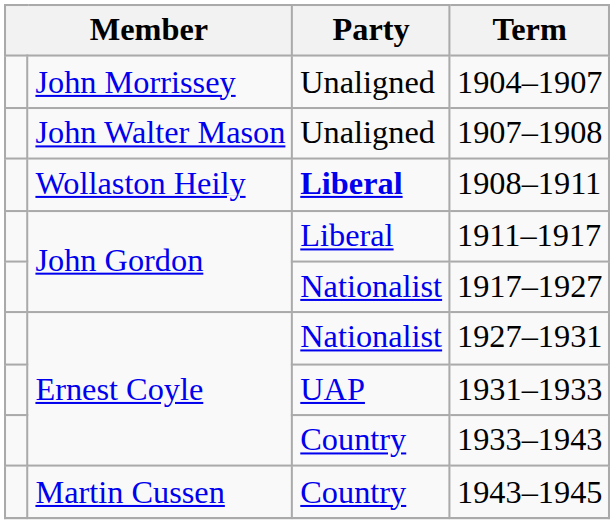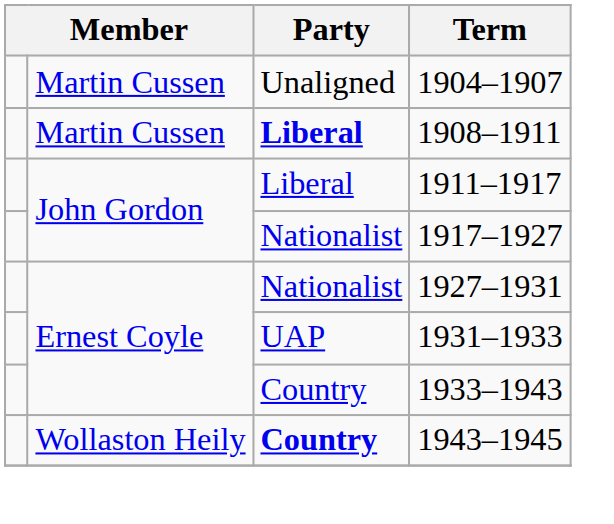(136, 81) John Morrissey -> (130, 81) Martin Cussen
- row: (530, 132)
(141, 183) Wollaston Heily -> (130, 132) Martin Cussen
(130, 491) Martin Cussen -> (141, 440) Wollaston Heily
(353, 491) normal -> (319, 440) bold
